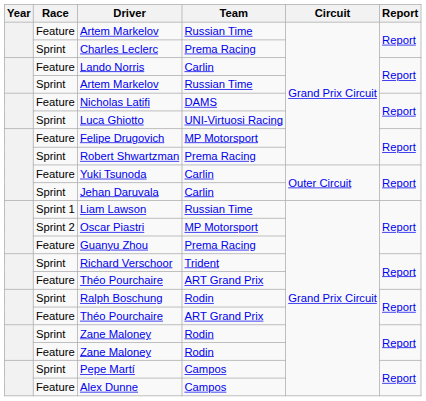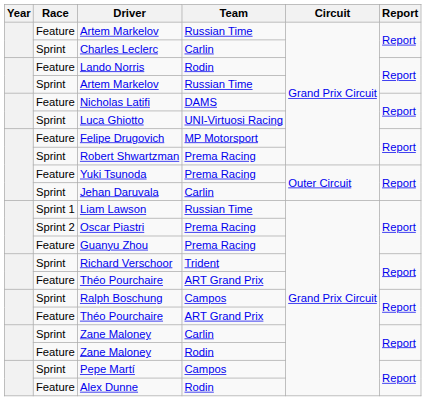(220, 49) Prema Racing -> (199, 49) Carlin
(199, 67) Carlin -> (199, 67) Rodin
(199, 174) Carlin -> (220, 174) Prema Racing
(221, 227) MP Motorsport -> (220, 227) Prema Racing
(199, 298) Rodin -> (205, 298) Campos
(199, 334) Rodin -> (199, 334) Carlin
(205, 387) Campos -> (199, 387) Rodin
